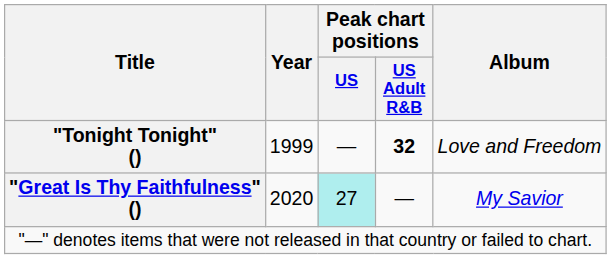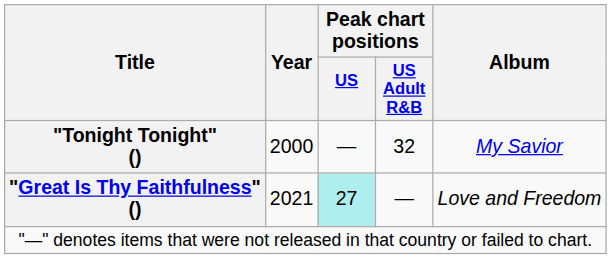(292, 146) 1999 -> (292, 146) 2000
(404, 146) bold -> (404, 146) normal
(519, 146) Love and Freedom -> (519, 146) My Savior
(292, 199) 2020 -> (292, 199) 2021
(519, 199) My Savior -> (519, 199) Love and Freedom
